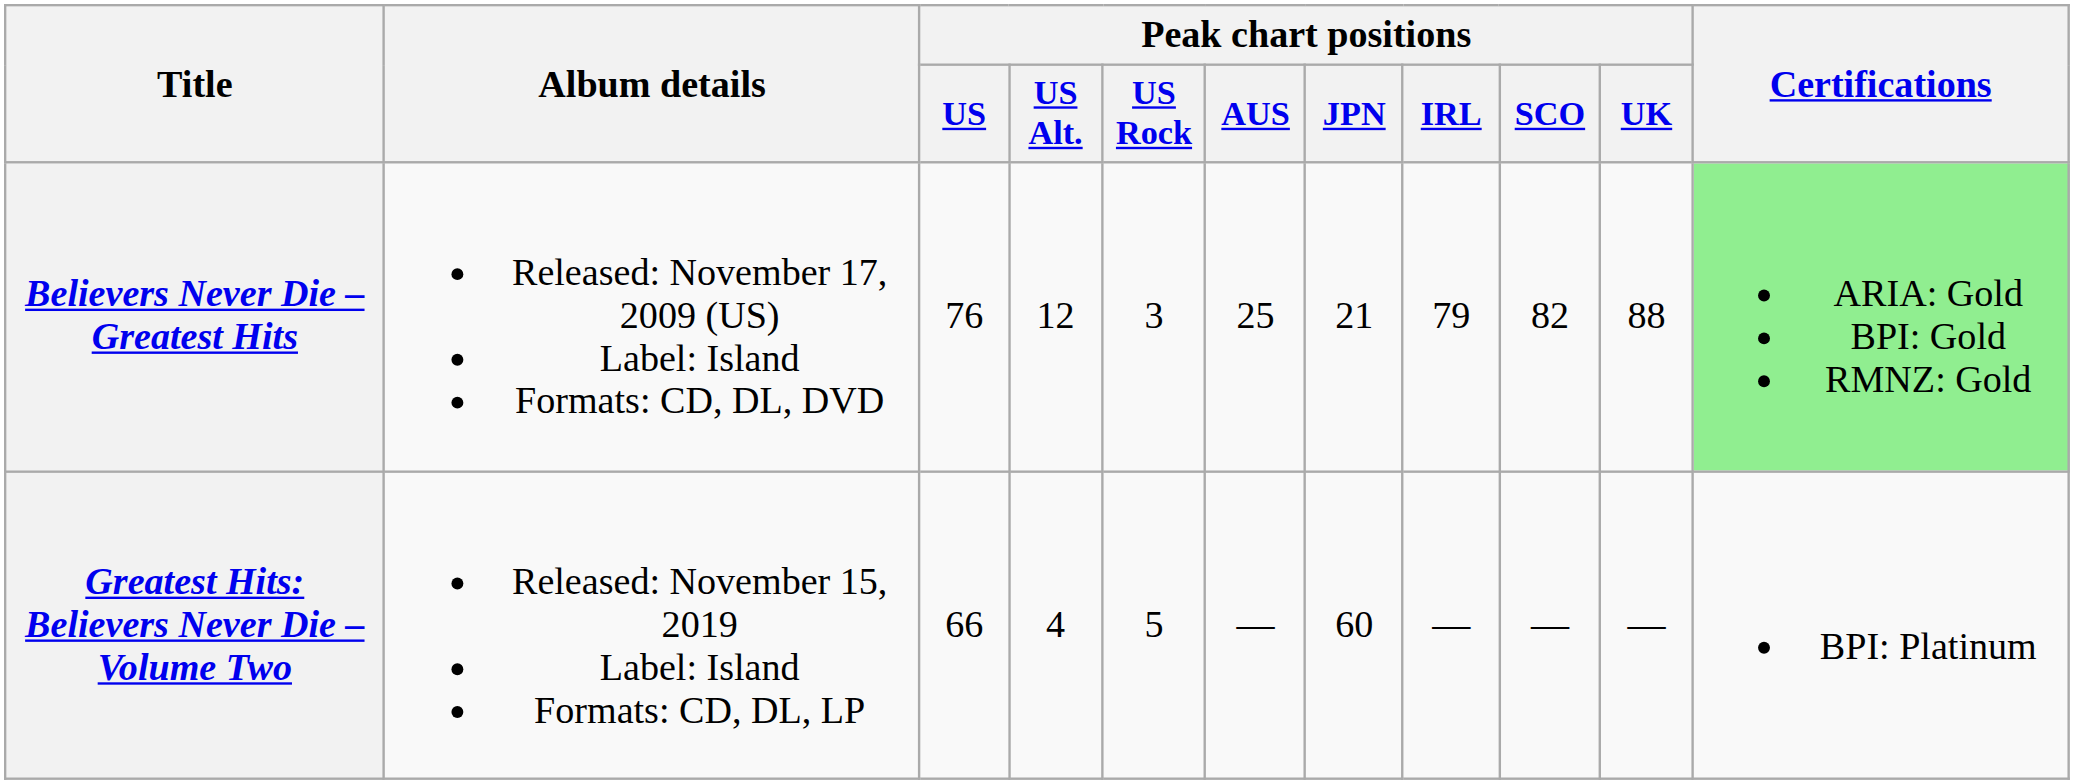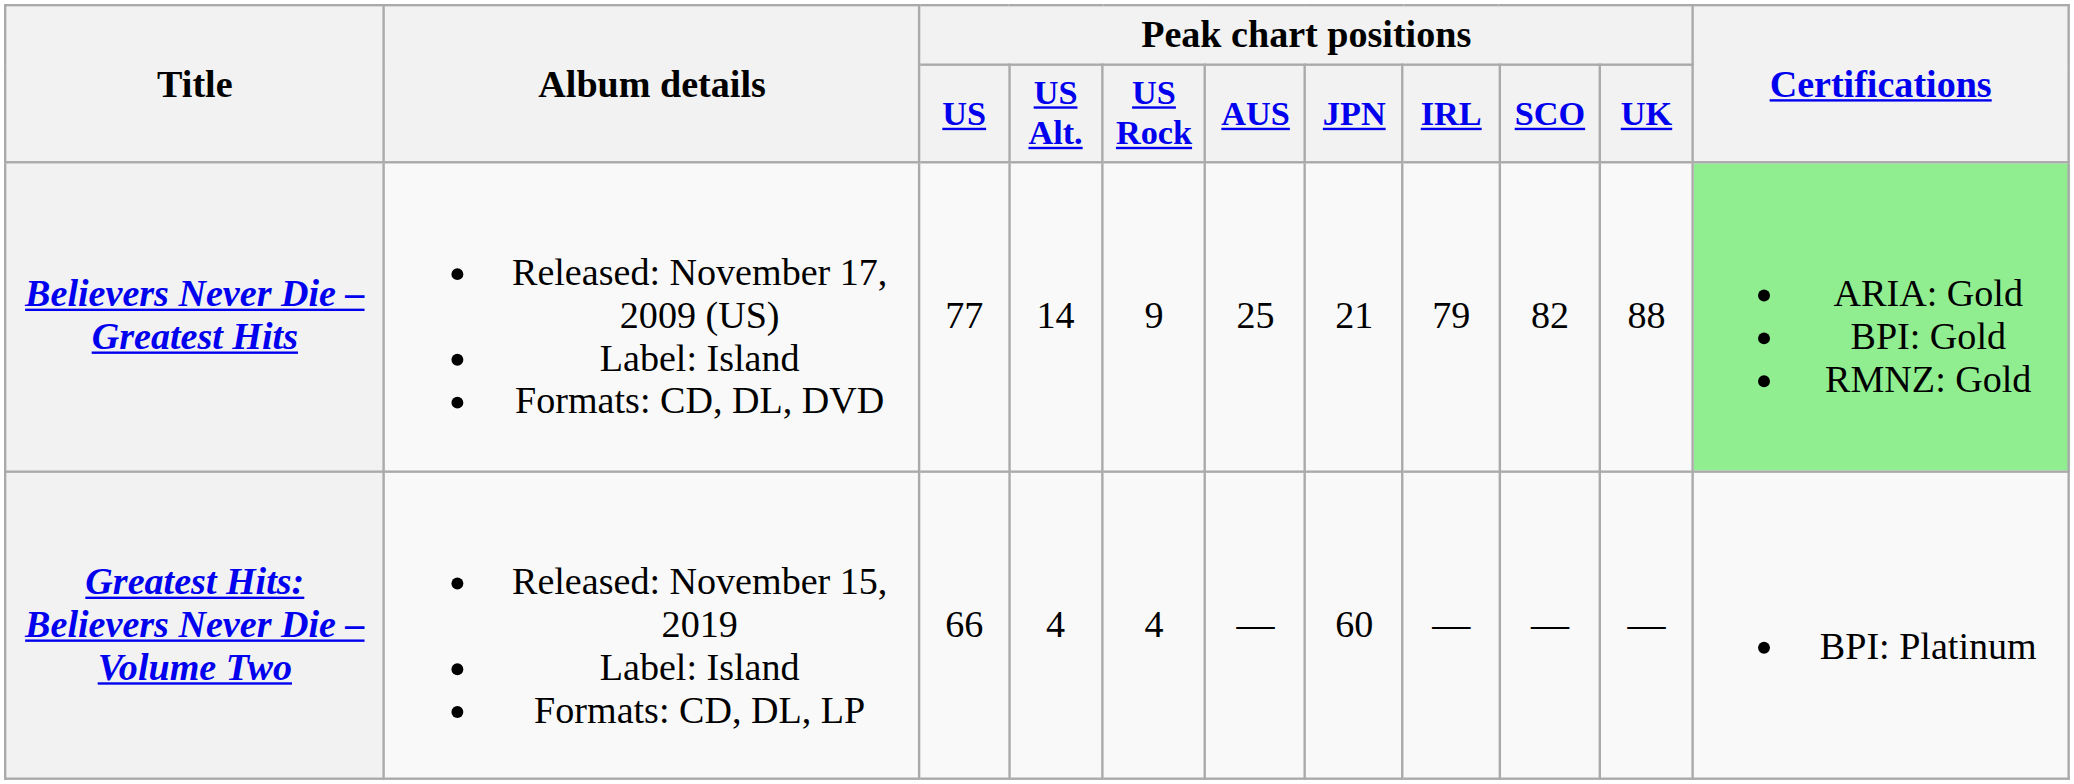(964, 315) 76 -> (964, 315) 77
(1056, 315) 12 -> (1056, 315) 14
(1154, 315) 3 -> (1154, 315) 9
(1154, 623) 5 -> (1154, 623) 4
